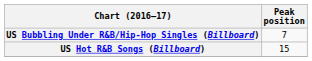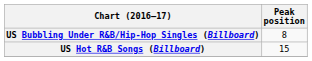(284, 35) 7 -> (284, 35) 8
